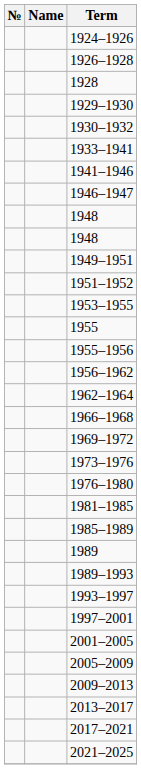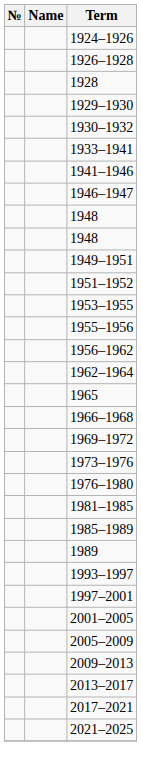- row: (15, 328)
+ row: (15, 395)
- row: (15, 574)
